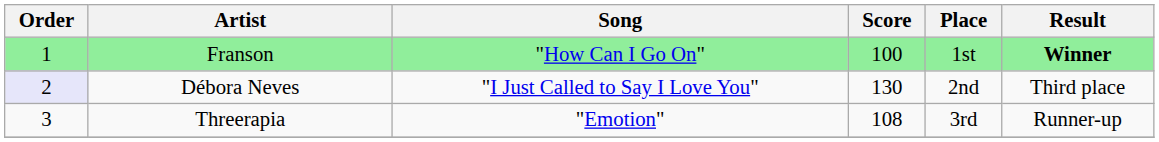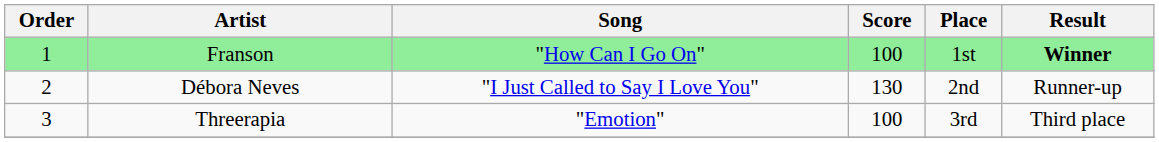(46, 86) lavender background -> (46, 86) no background
(1078, 86) Third place -> (1078, 86) Runner-up
(887, 119) 108 -> (887, 119) 100
(1078, 119) Runner-up -> (1078, 119) Third place
